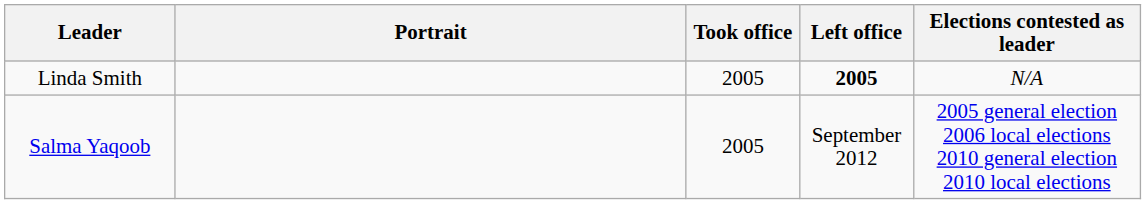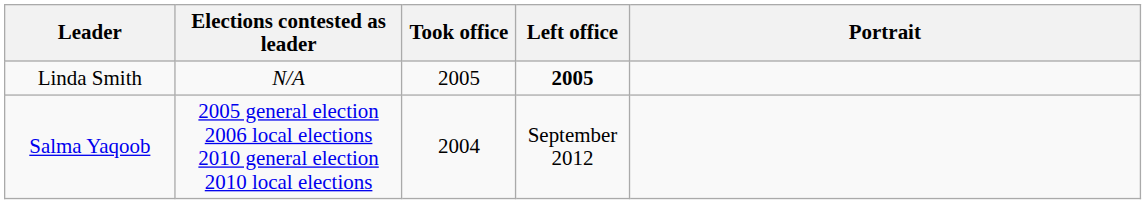columns swapped: (431, 32) <-> (1027, 32)
(743, 146) 2005 -> (459, 146) 2004
